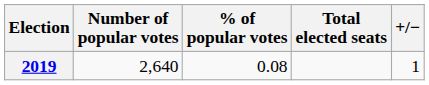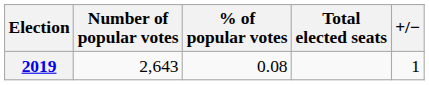(159, 65) 2,640 -> (159, 65) 2,643
